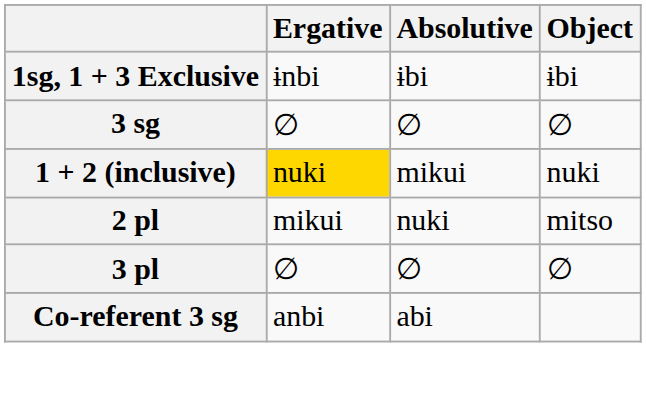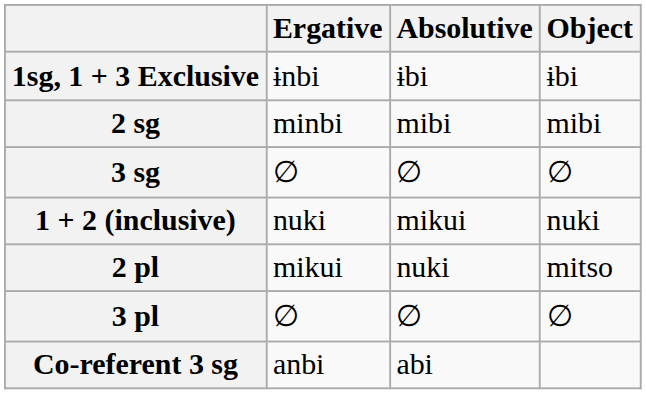+ row: (135, 123)
(300, 172) gold background -> (300, 219) no background
